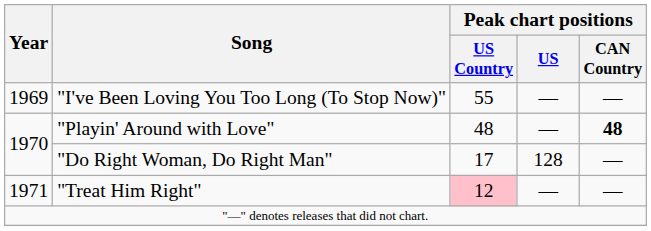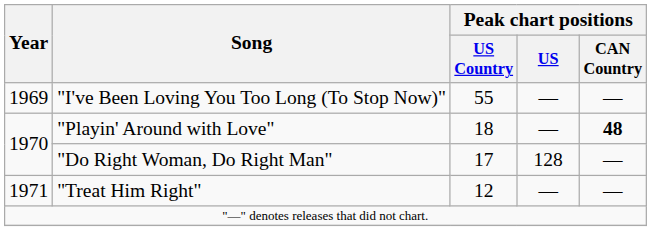(484, 128) 48 -> (484, 128) 18
(484, 190) pink background -> (484, 190) no background
